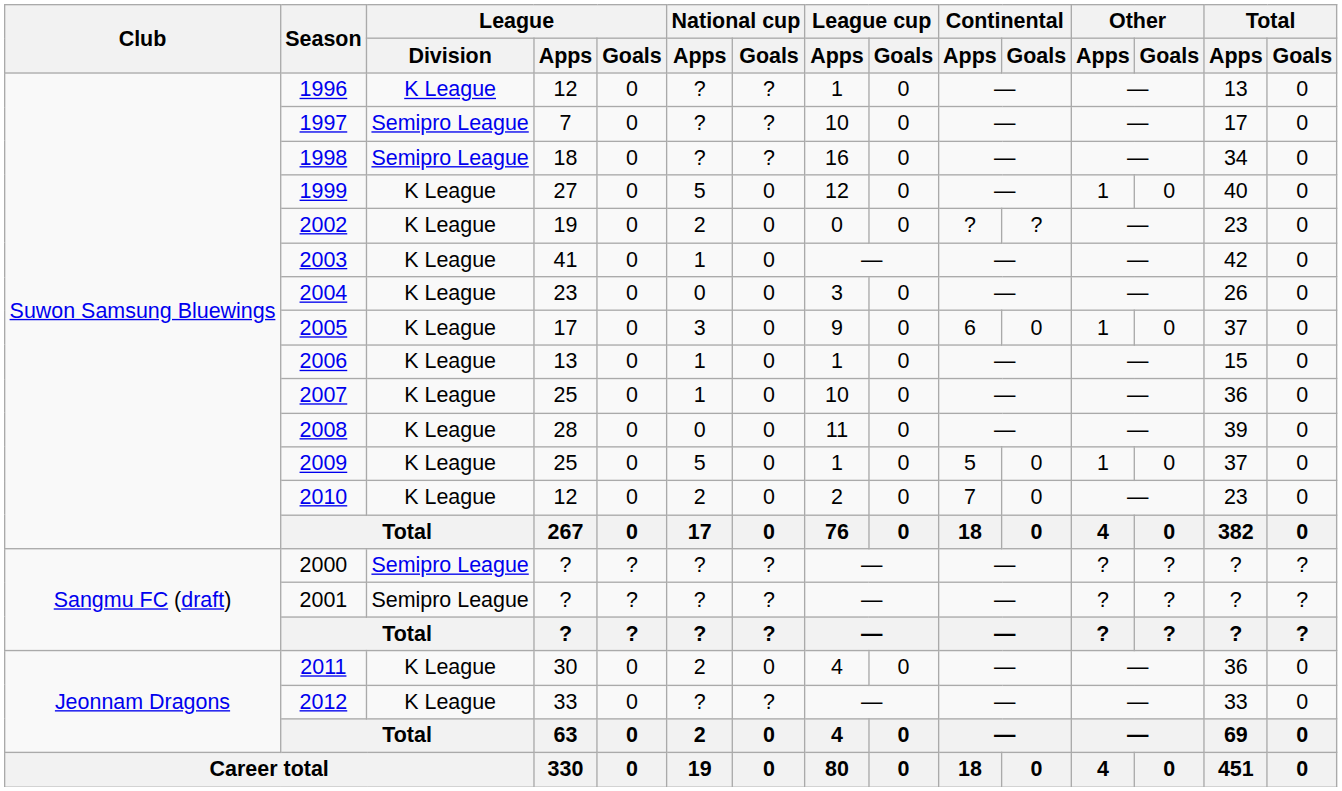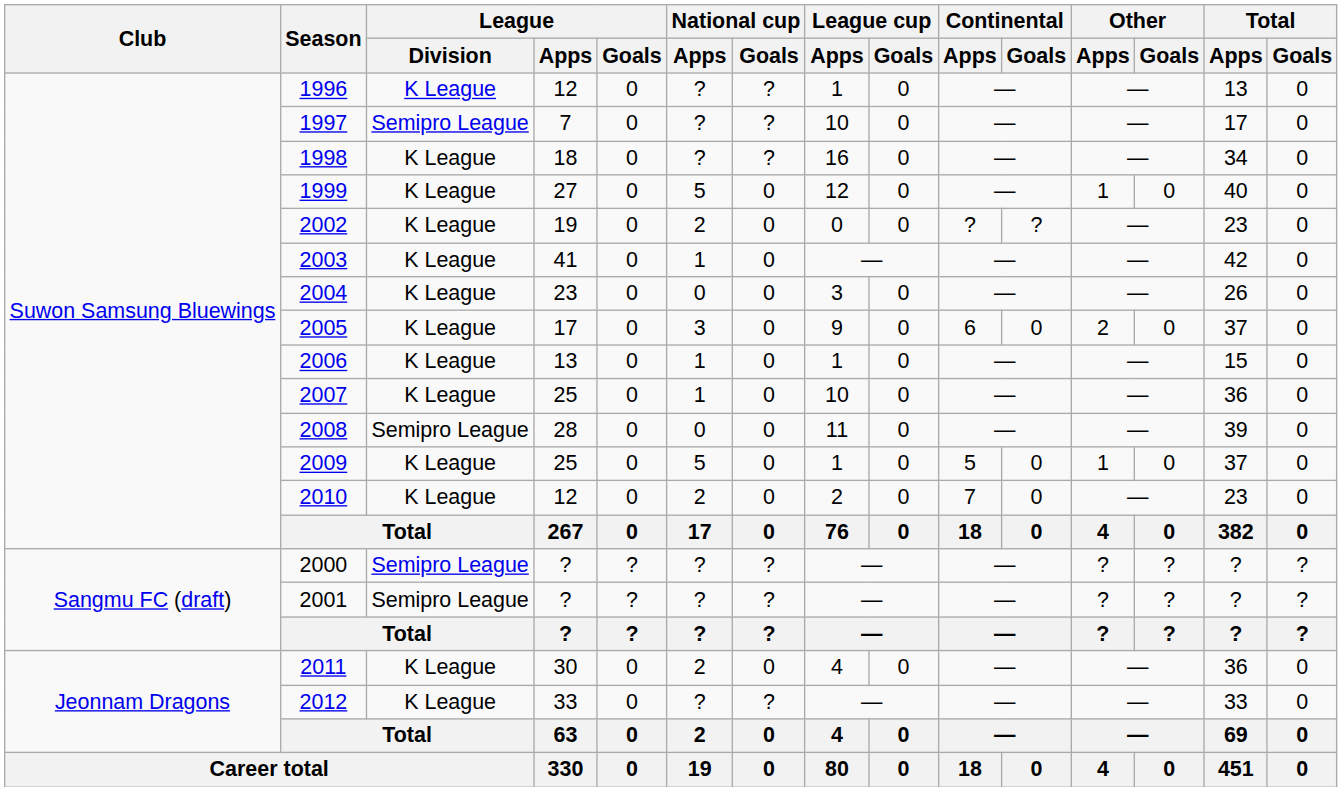(450, 157) Semipro League -> (450, 157) K League
(1103, 327) 1 -> (1103, 327) 2
(450, 429) K League -> (450, 429) Semipro League
